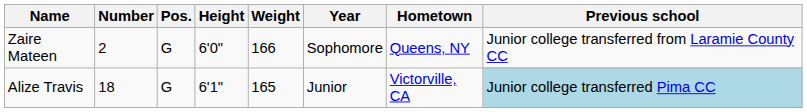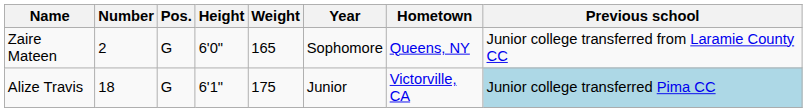(264, 47) 166 -> (264, 47) 165
(264, 87) 165 -> (264, 87) 175
